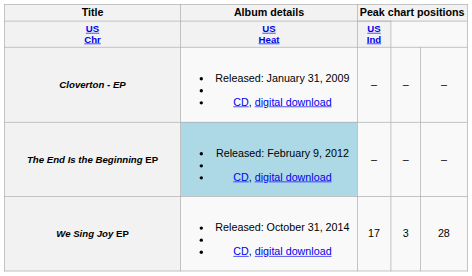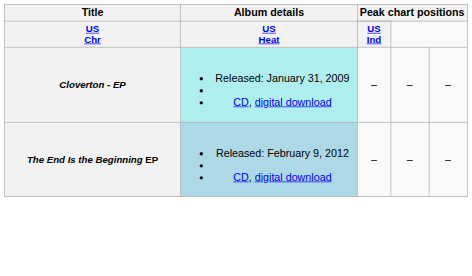(269, 91) no background -> (269, 91) paleturquoise background
- row: (93, 234)
